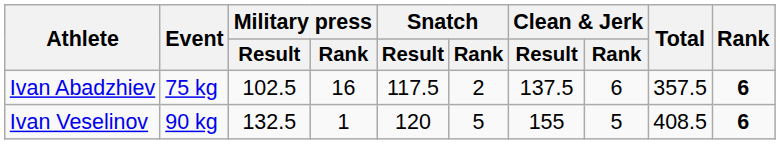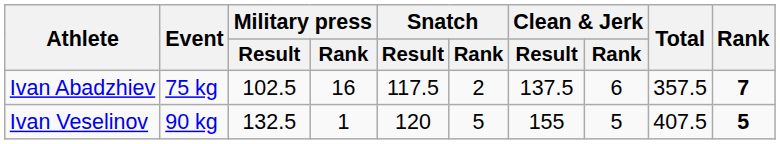(743, 88) 6 -> (743, 88) 7
(680, 122) 408.5 -> (680, 122) 407.5
(743, 122) 6 -> (743, 122) 5
